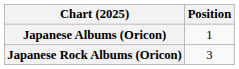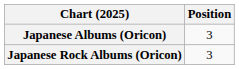(209, 34) 1 -> (209, 34) 3
